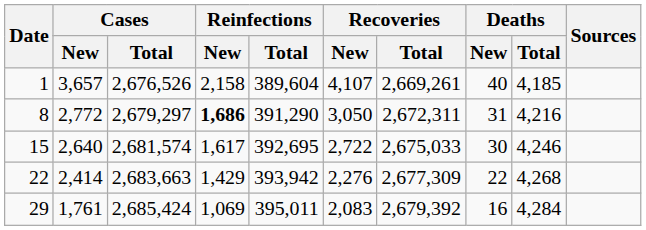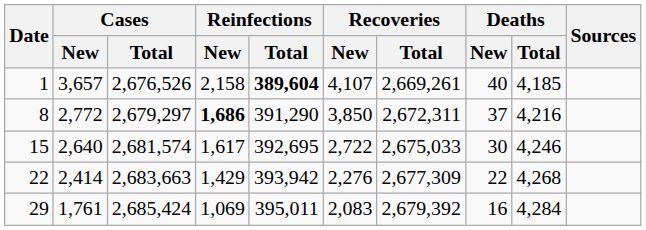(286, 83) normal -> (286, 83) bold
(350, 114) 3,050 -> (350, 114) 3,850
(498, 114) 31 -> (498, 114) 37
